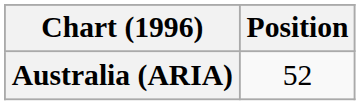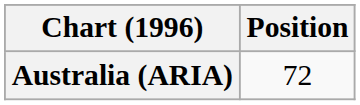(298, 74) 52 -> (298, 74) 72
